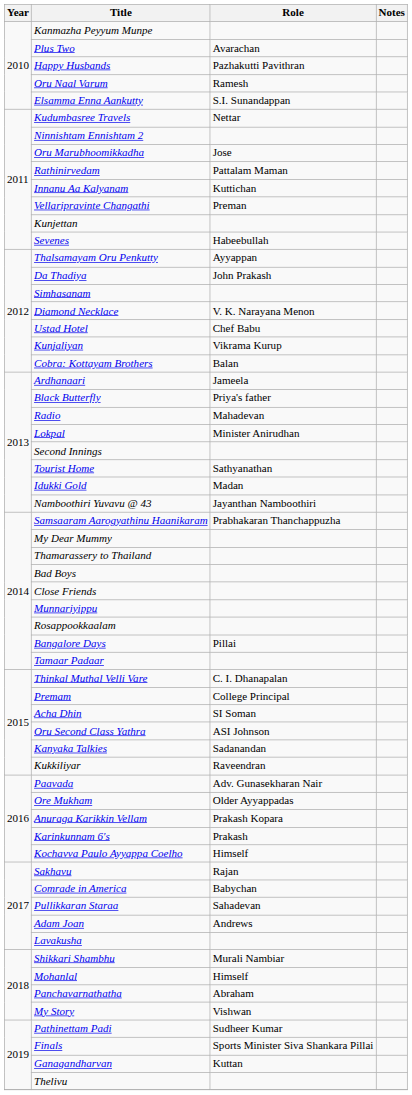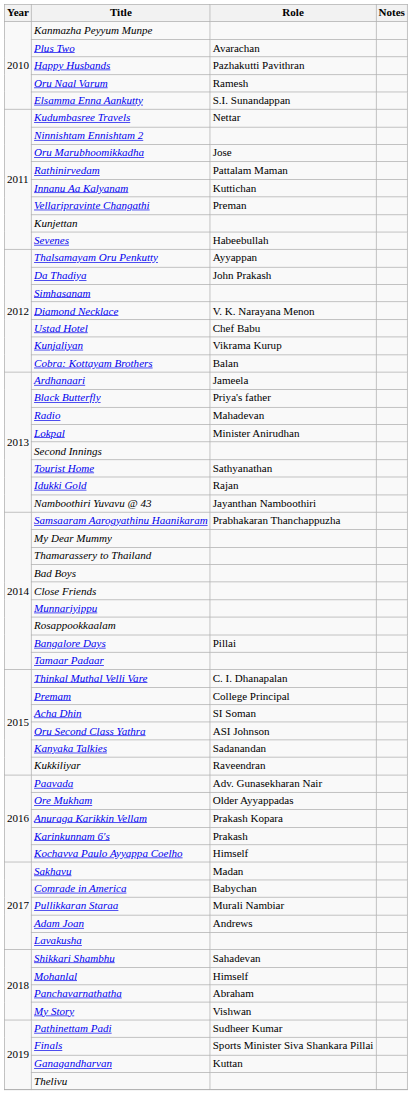(228, 485) Madan -> (226, 485) Rajan
(226, 871) Rajan -> (228, 871) Madan
(237, 906) Sahadevan -> (248, 906) Murali Nambiar
(248, 958) Murali Nambiar -> (237, 958) Sahadevan
